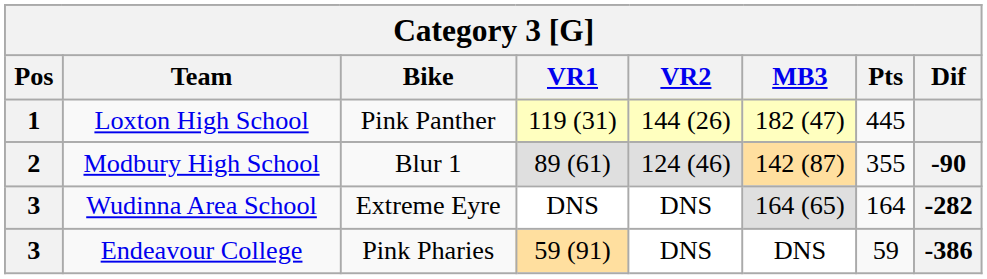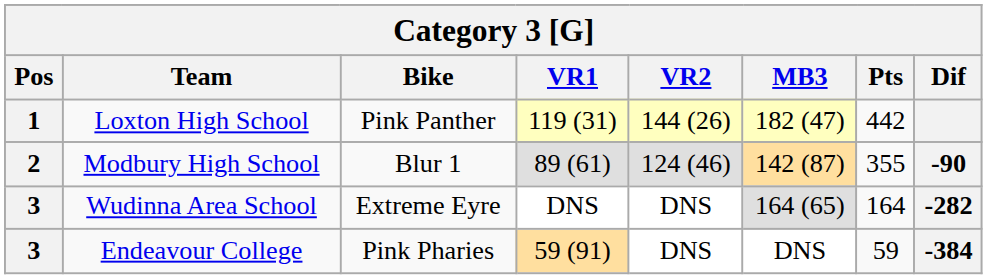(886, 120) 445 -> (886, 120) 442
(949, 249) -386 -> (949, 249) -384
